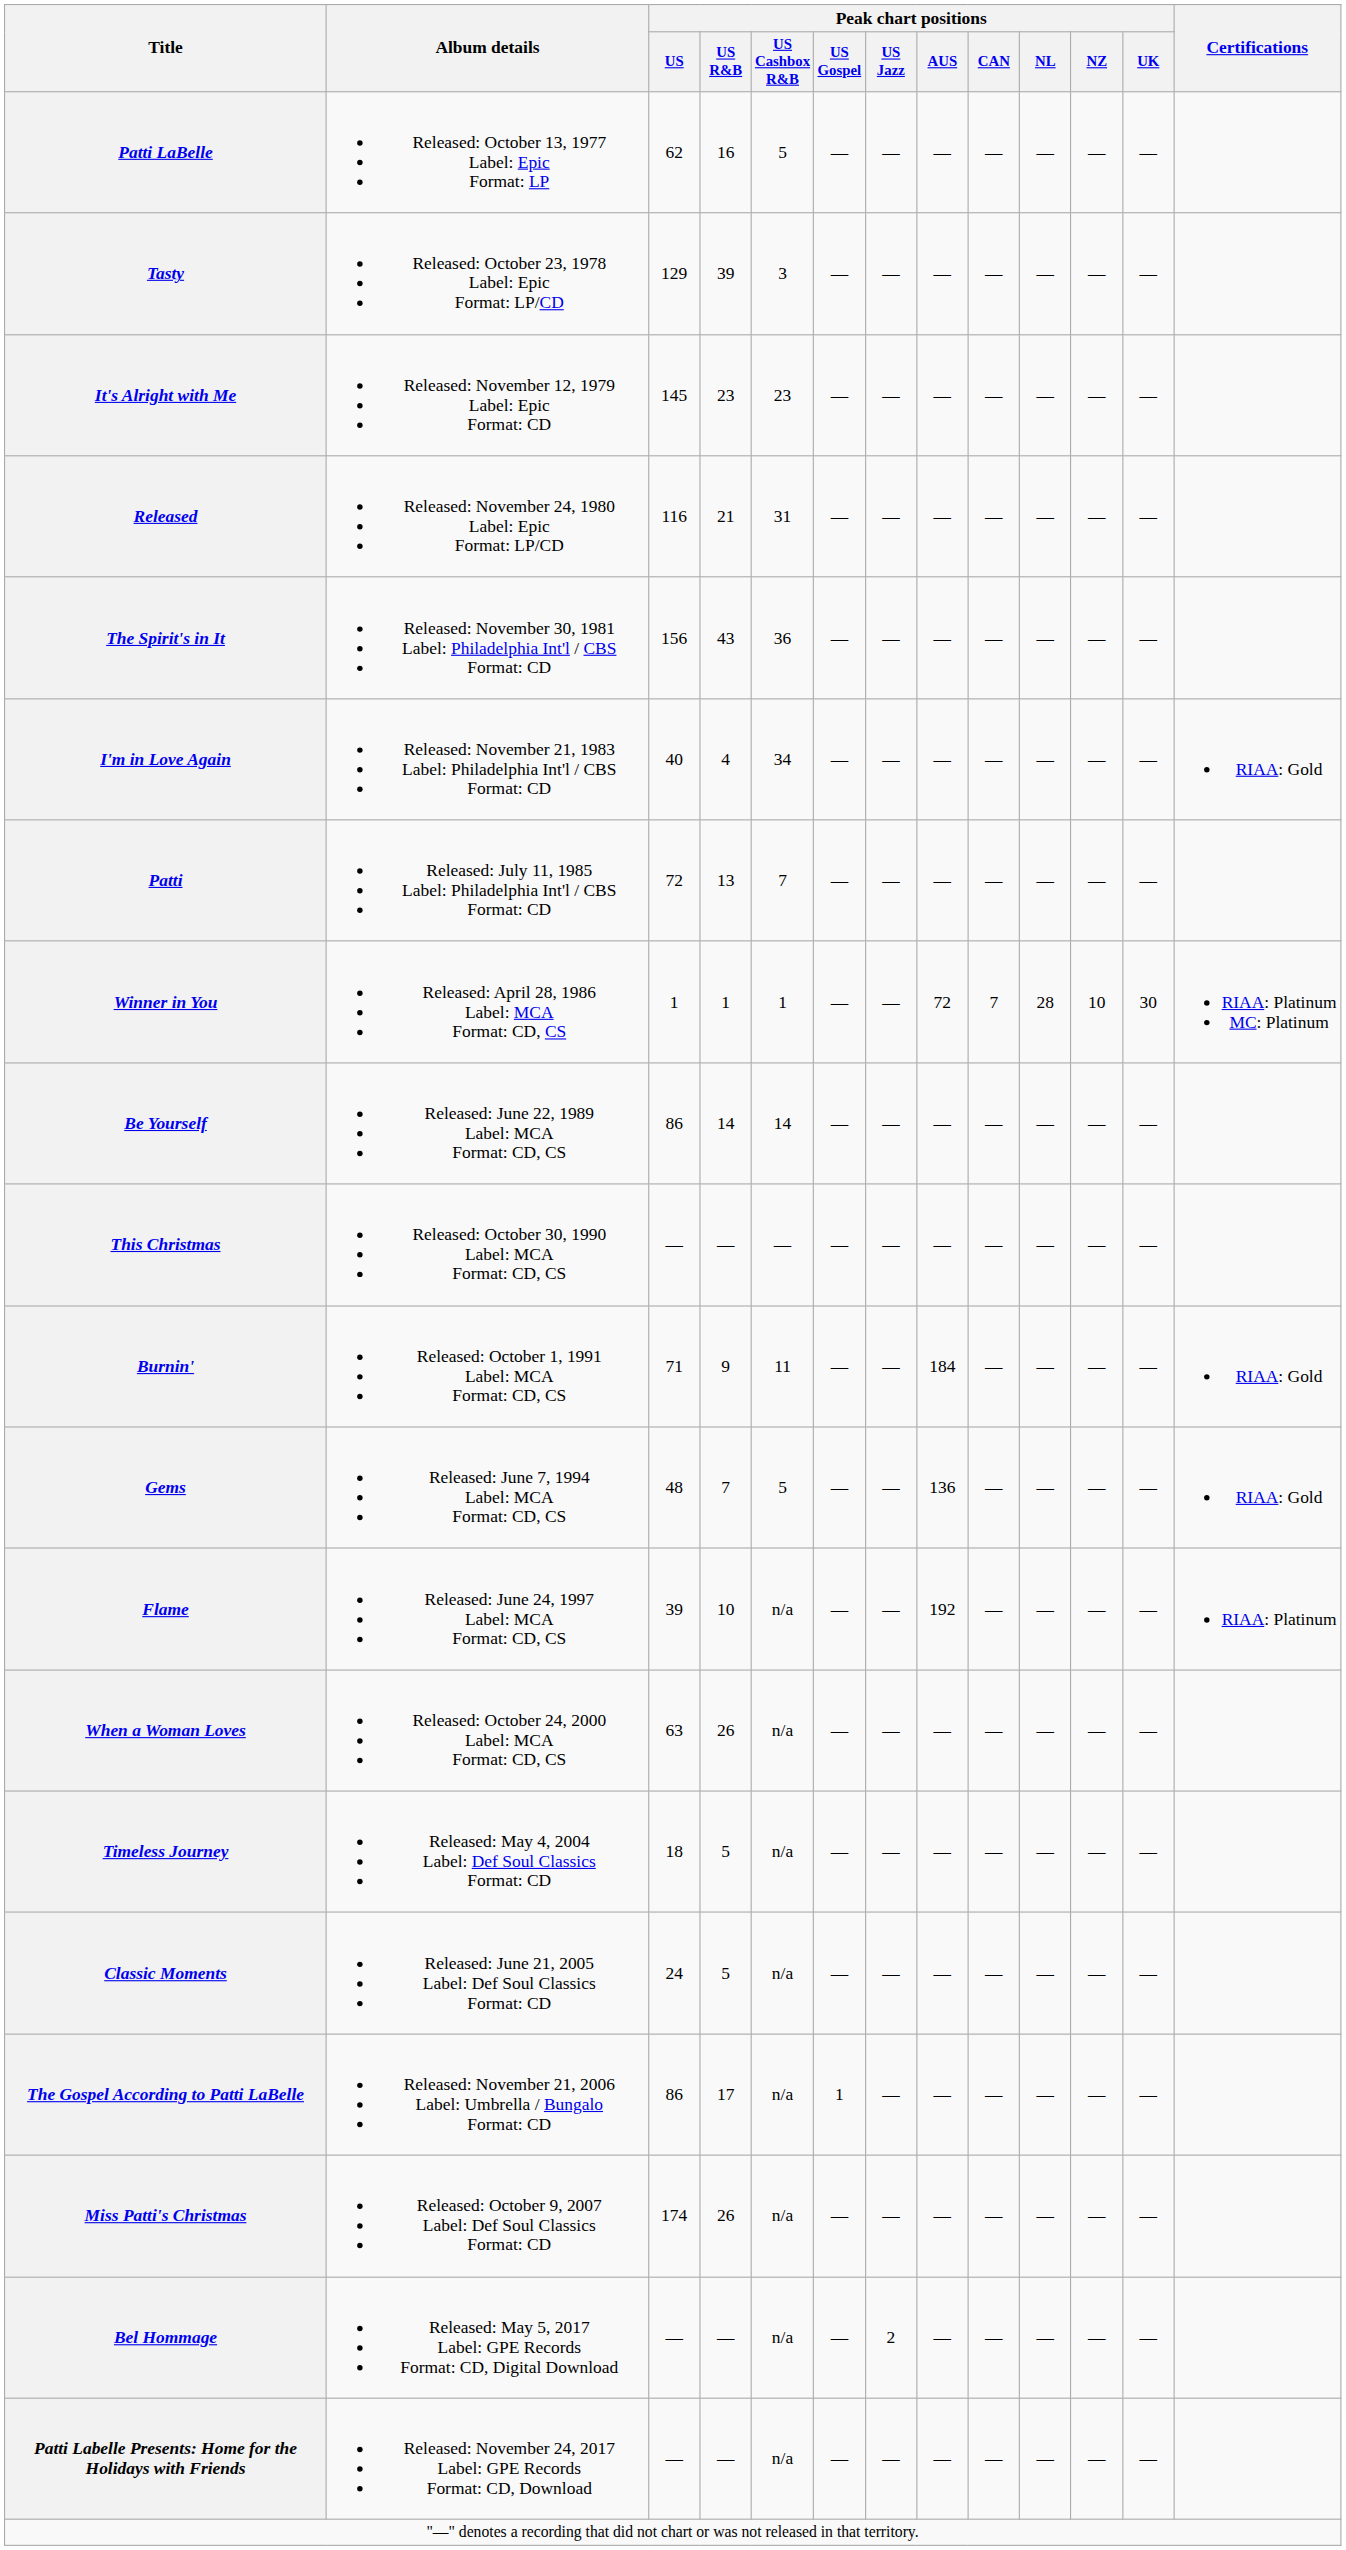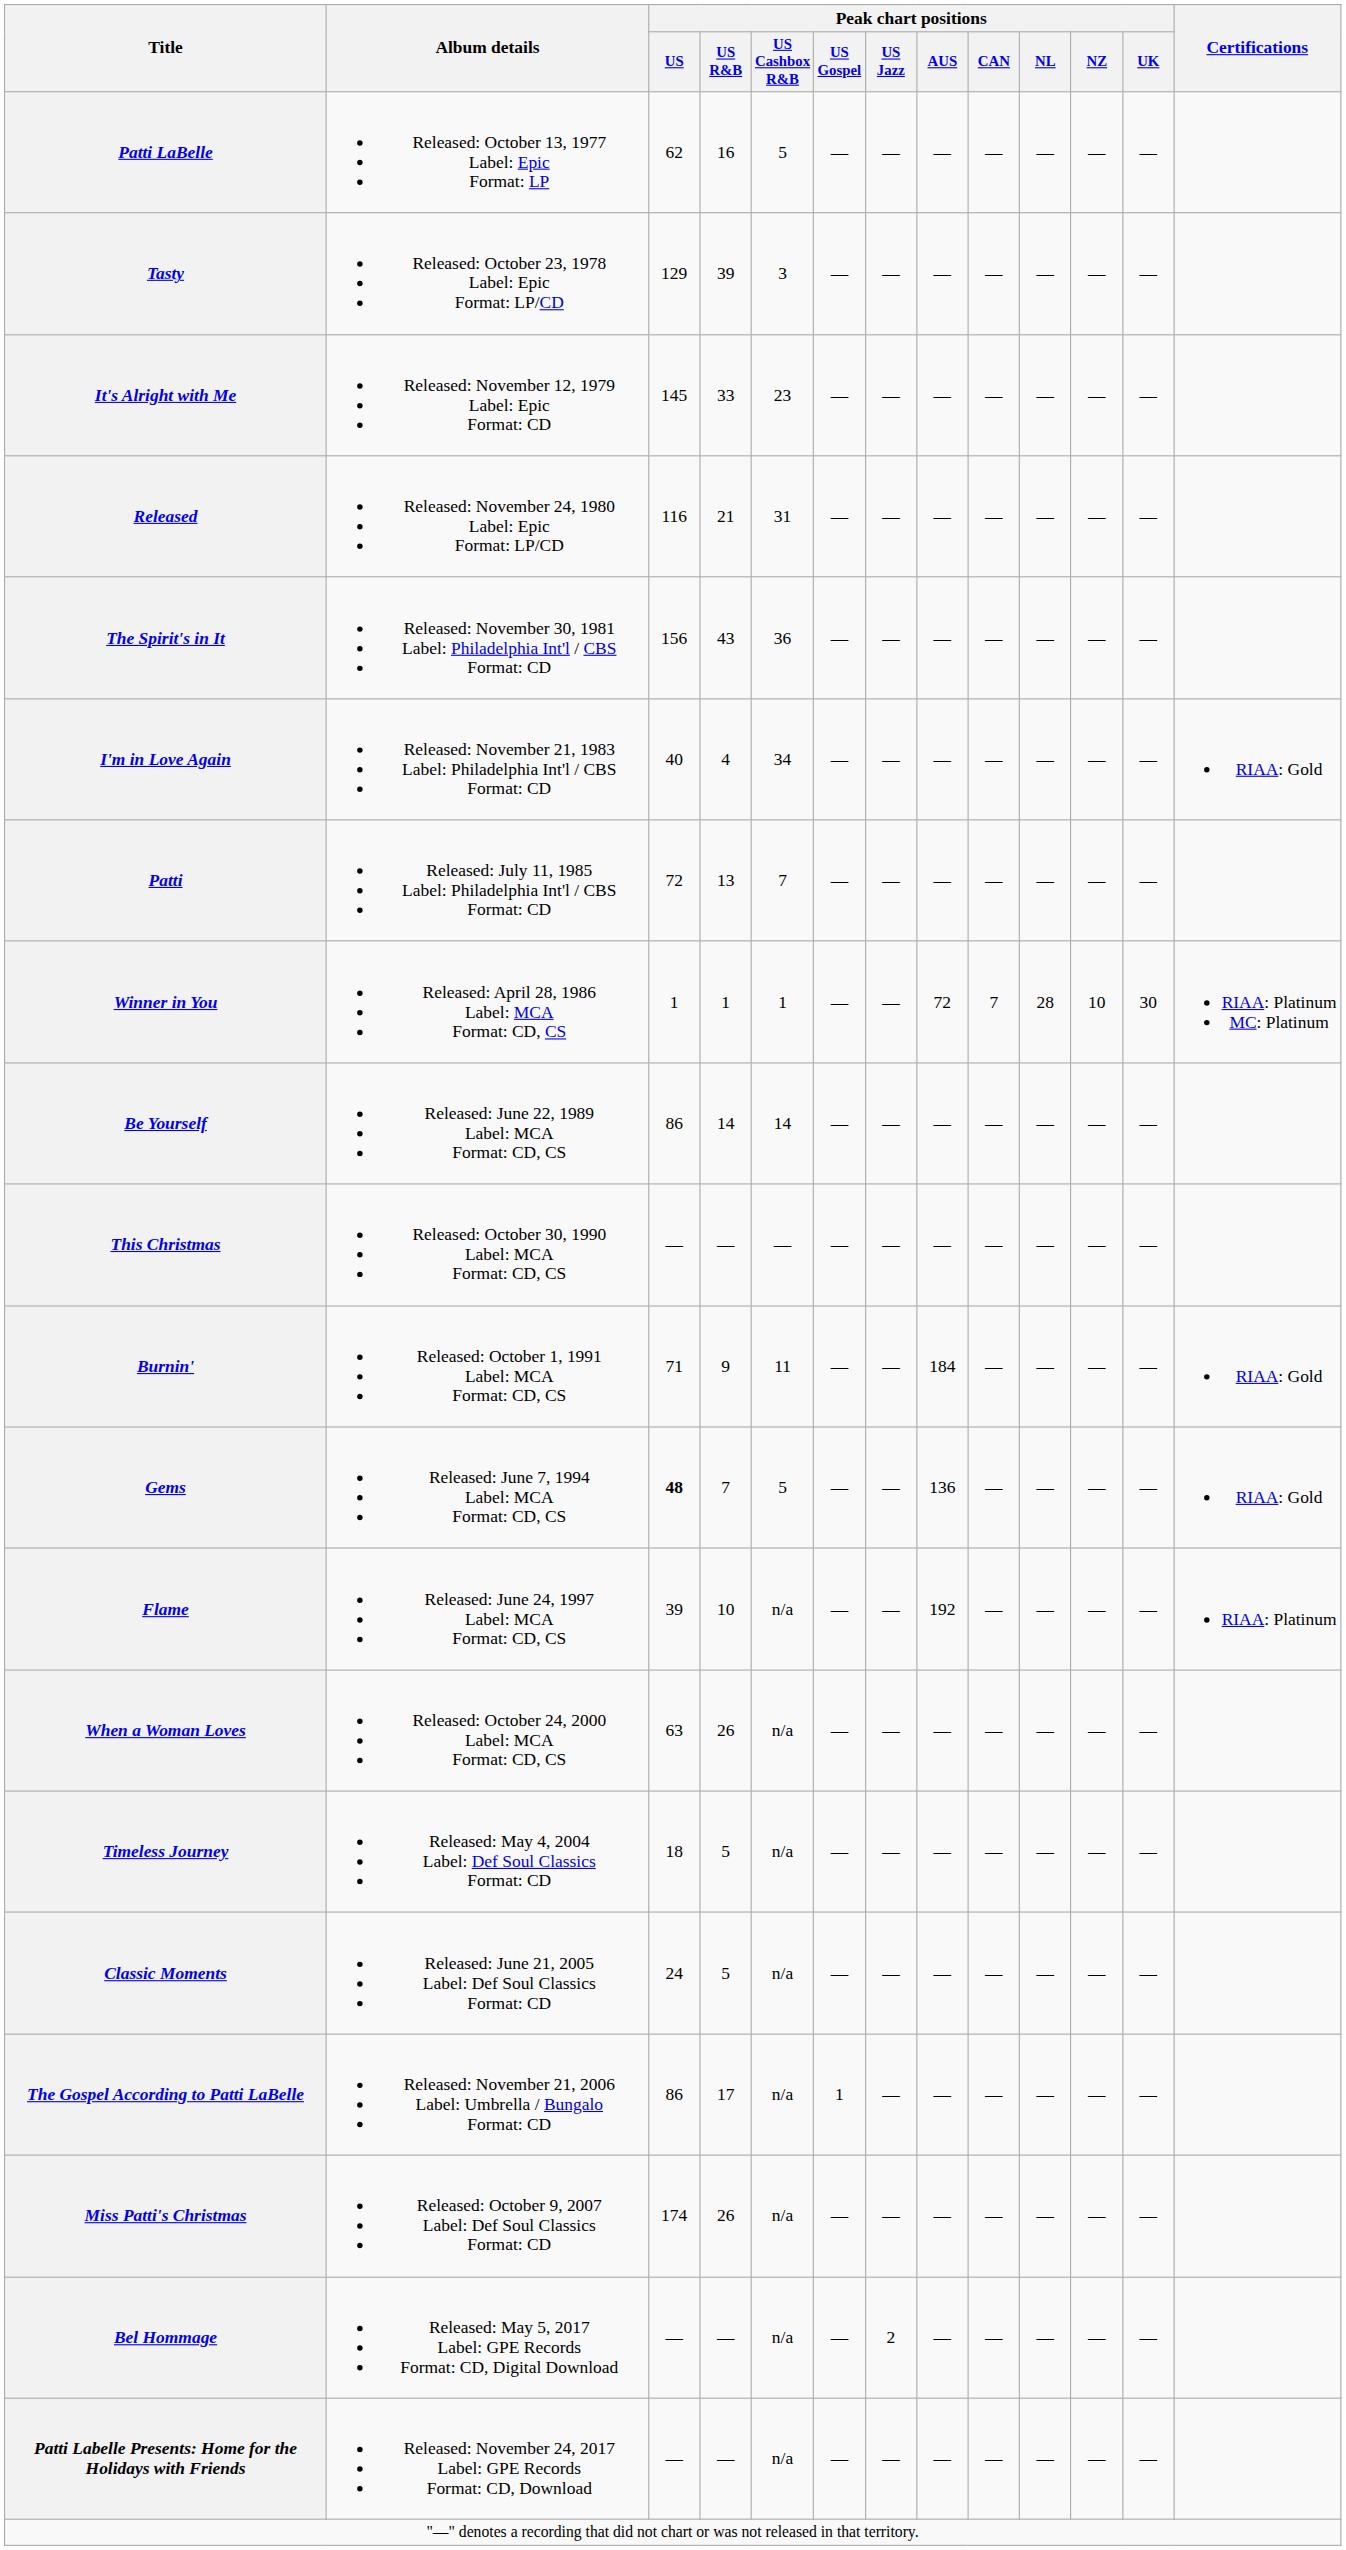(726, 394) 23 -> (726, 394) 33
(674, 1487) normal -> (674, 1487) bold
